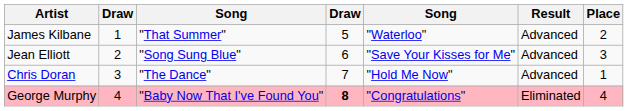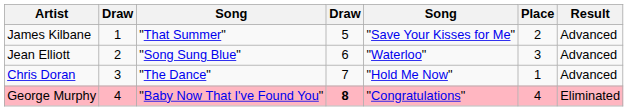columns swapped: (603, 14) <-> (551, 14)
(396, 34) "Waterloo" -> (441, 34) "Save Your Kisses for Me"
(441, 55) "Save Your Kisses for Me" -> (396, 55) "Waterloo"
